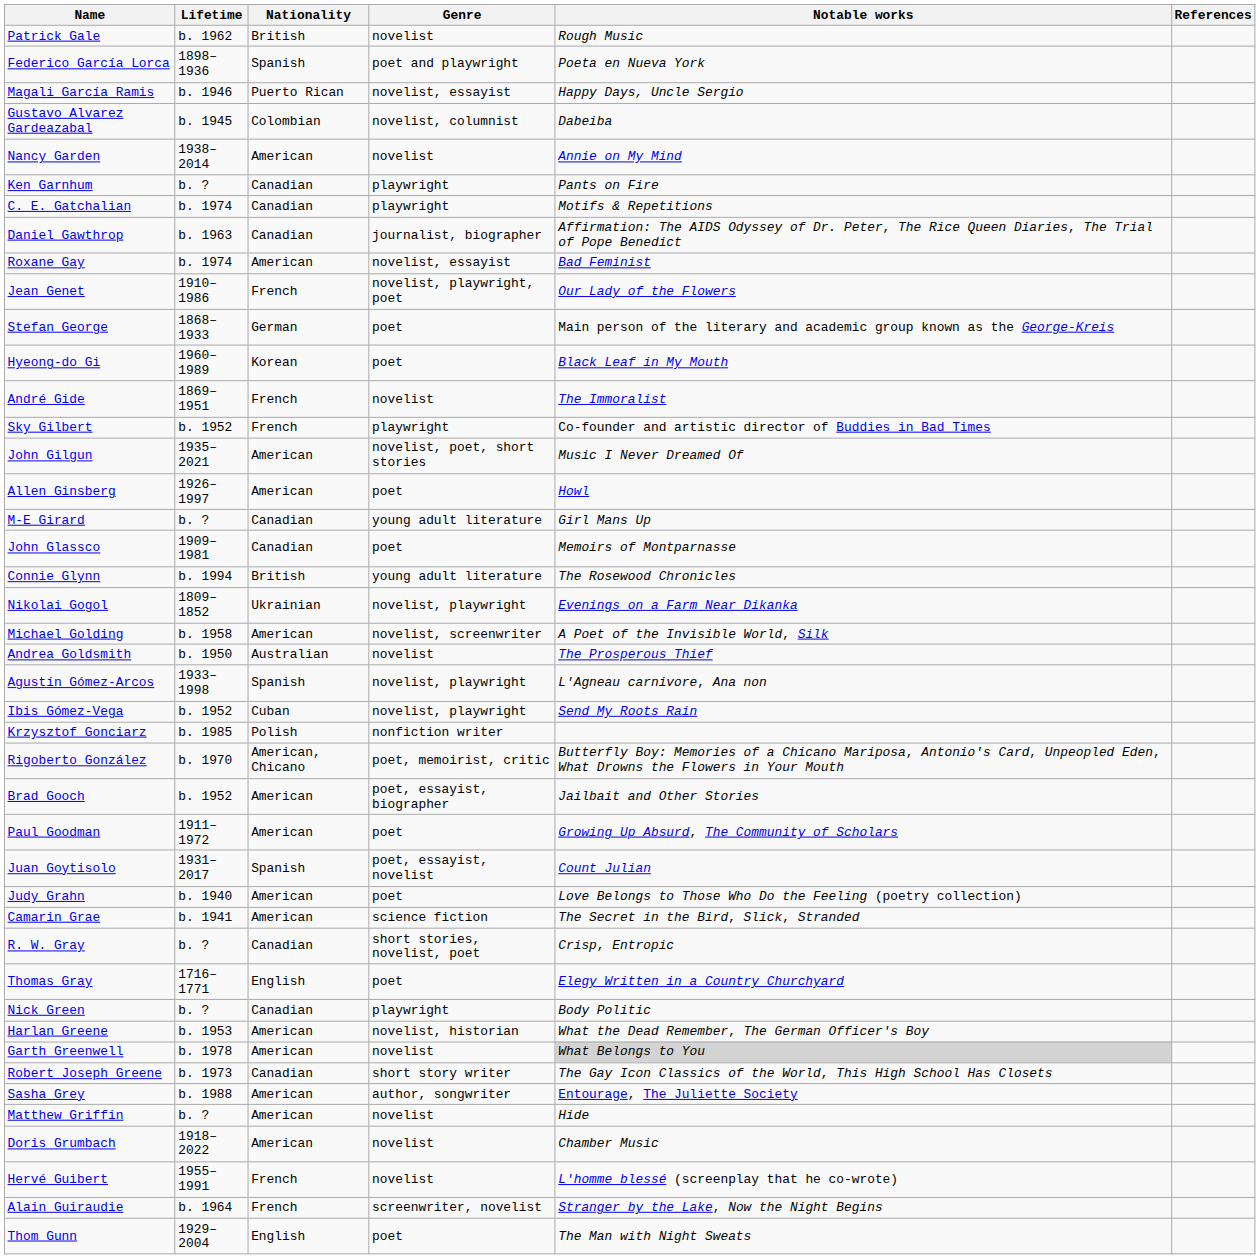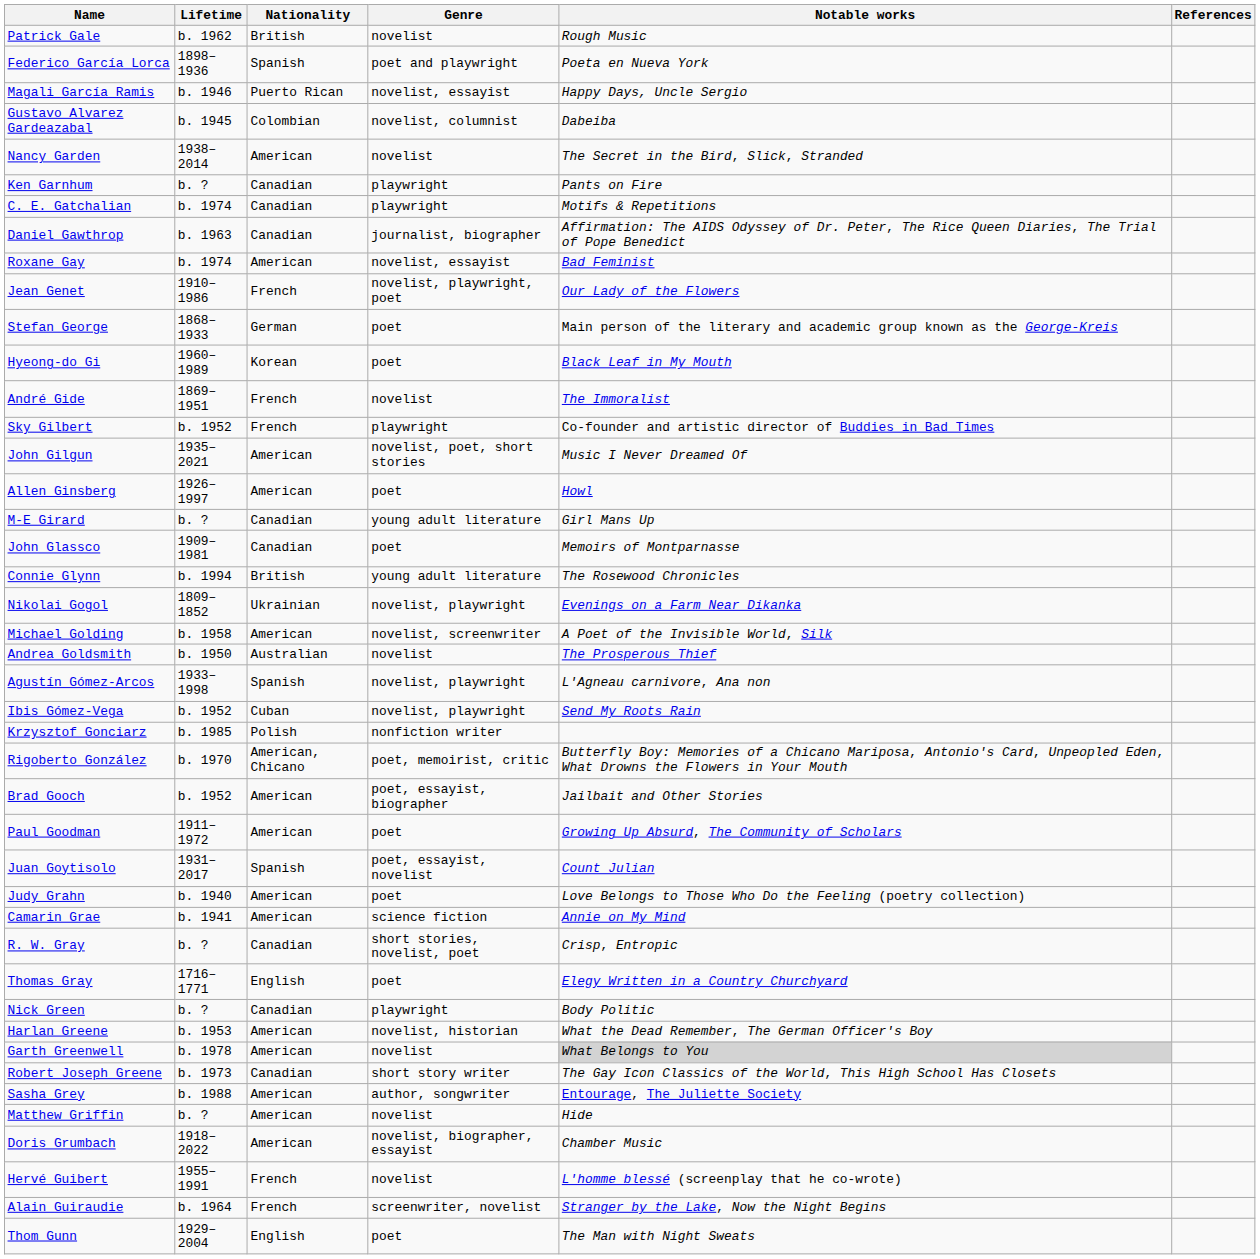(620, 157) Annie on My Mind -> (712, 157) The Secret in the Bird, Slick, Stranded
(709, 918) The Secret in the Bird, Slick, Stranded -> (624, 918) Annie on My Mind
(403, 1144) novelist -> (452, 1144) novelist, biographer, essayist
